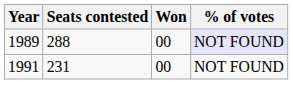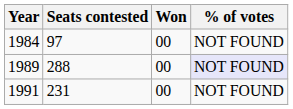+ row: (24, 41)
